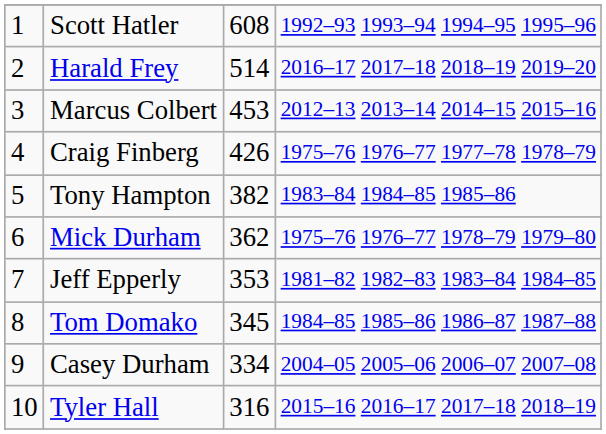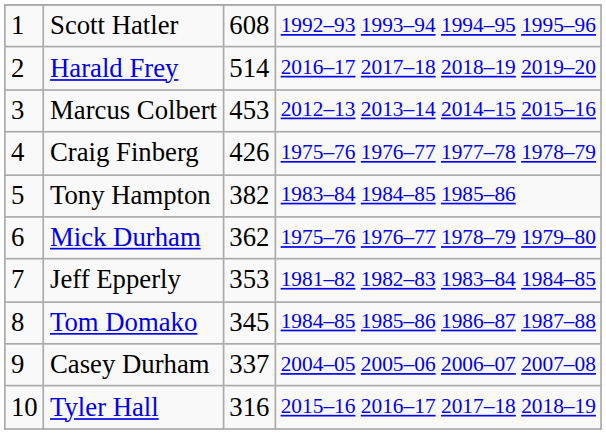(249, 364) 334 -> (249, 364) 337
